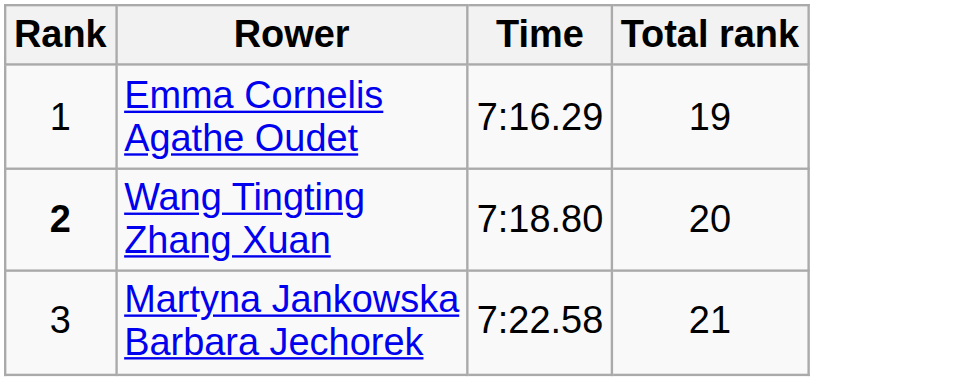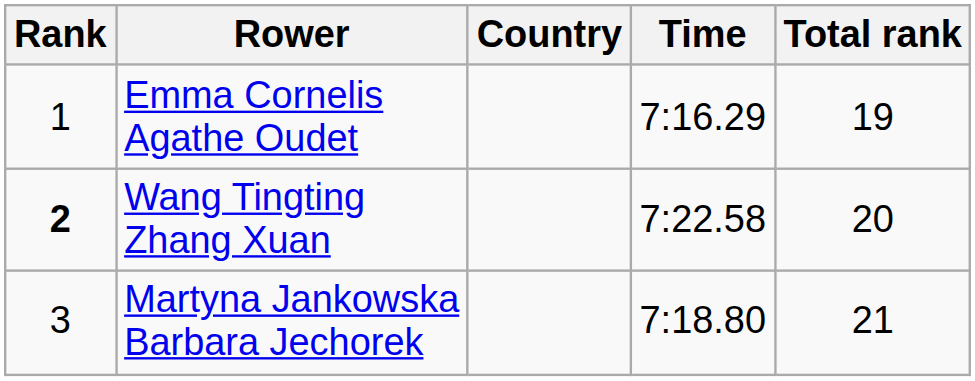+ column: (549, 34)
(540, 218) 7:18.80 -> (703, 218) 7:22.58
(540, 321) 7:22.58 -> (703, 321) 7:18.80
